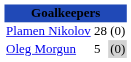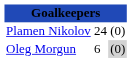(100, 31) 28 -> (100, 31) 24
(97, 49) 5 -> (97, 49) 6
